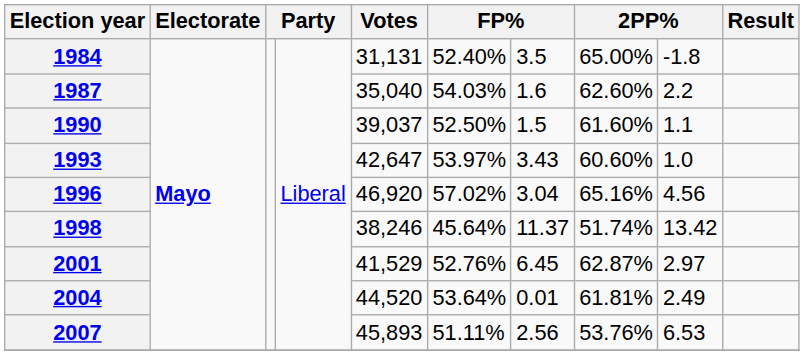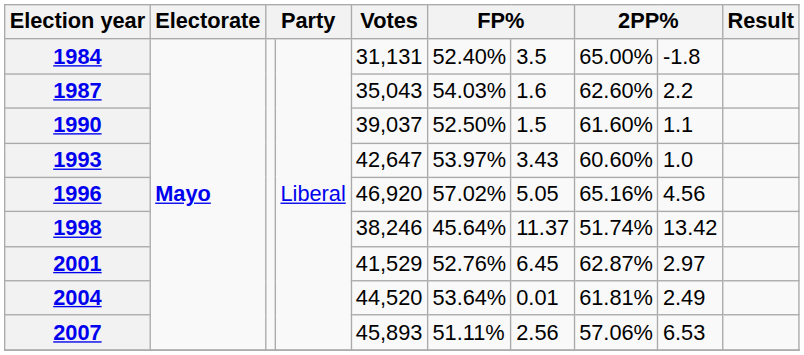(389, 90) 35,040 -> (389, 90) 35,043
(537, 194) 3.04 -> (537, 194) 5.05
(616, 332) 53.76% -> (616, 332) 57.06%
